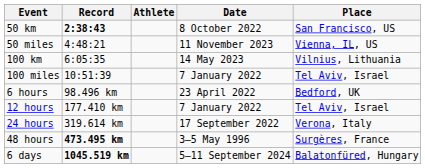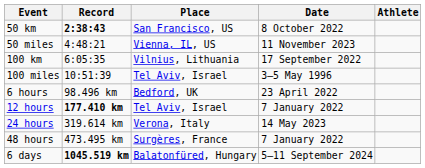columns swapped: (154, 12) <-> (357, 12)
(211, 60) 14 May 2023 -> (311, 60) 17 September 2022
(220, 76) 7 January 2022 -> (297, 76) 3–5 May 1996
(94, 108) normal -> (94, 108) bold
(229, 124) 17 September 2022 -> (294, 124) 14 May 2023
(94, 139) bold -> (94, 139) normal
(214, 139) 3–5 May 1996 -> (302, 139) 7 January 2022
